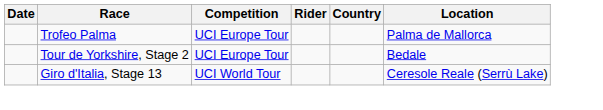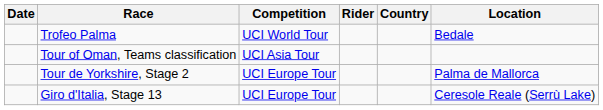(242, 34) UCI Europe Tour -> (285, 34) UCI World Tour
(439, 34) Palma de Mallorca -> (454, 34) Bedale
+ row: (138, 54)
(406, 54) Bedale -> (487, 74) Palma de Mallorca
(238, 74) UCI World Tour -> (289, 94) UCI Europe Tour
